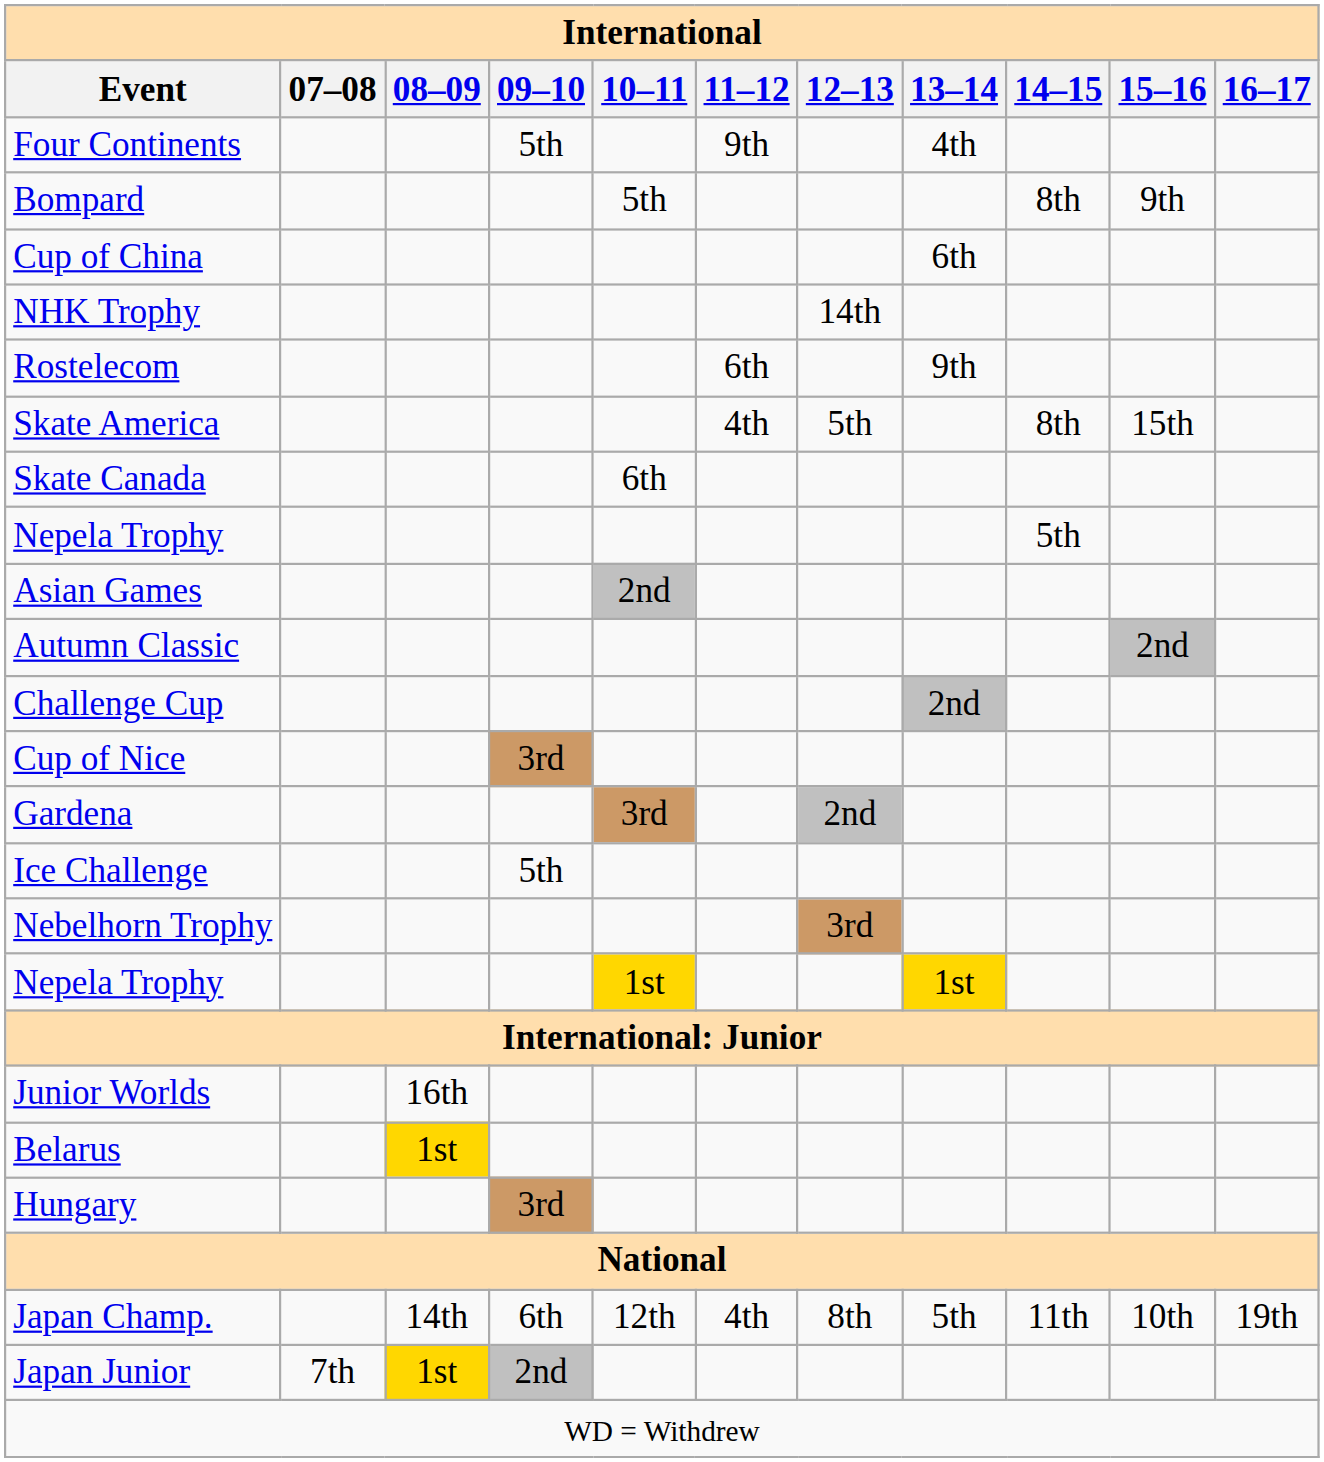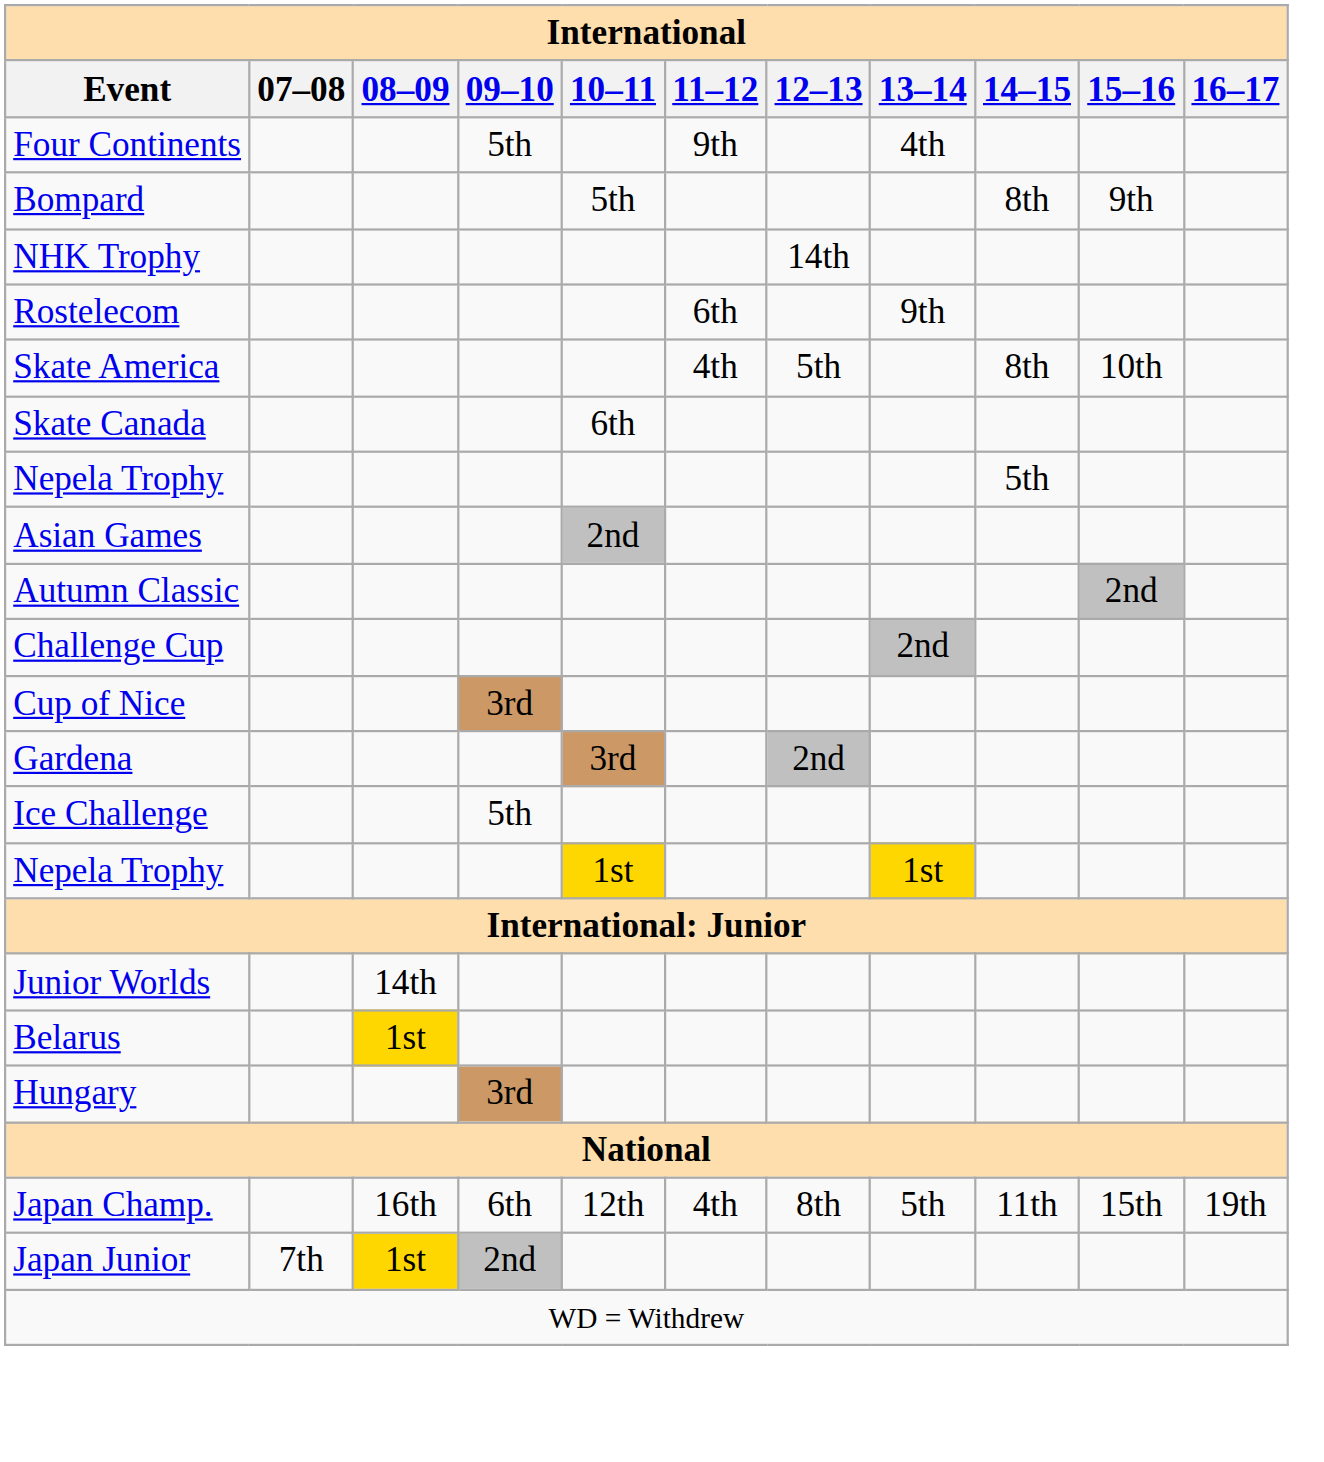- row: (108, 255)
(1162, 423) 15th -> (1131, 367) 10th
- row: (143, 925)
(437, 1093) 16th -> (405, 981) 14th
(437, 1316) 14th -> (405, 1204) 16th
(1162, 1316) 10th -> (1131, 1204) 15th
